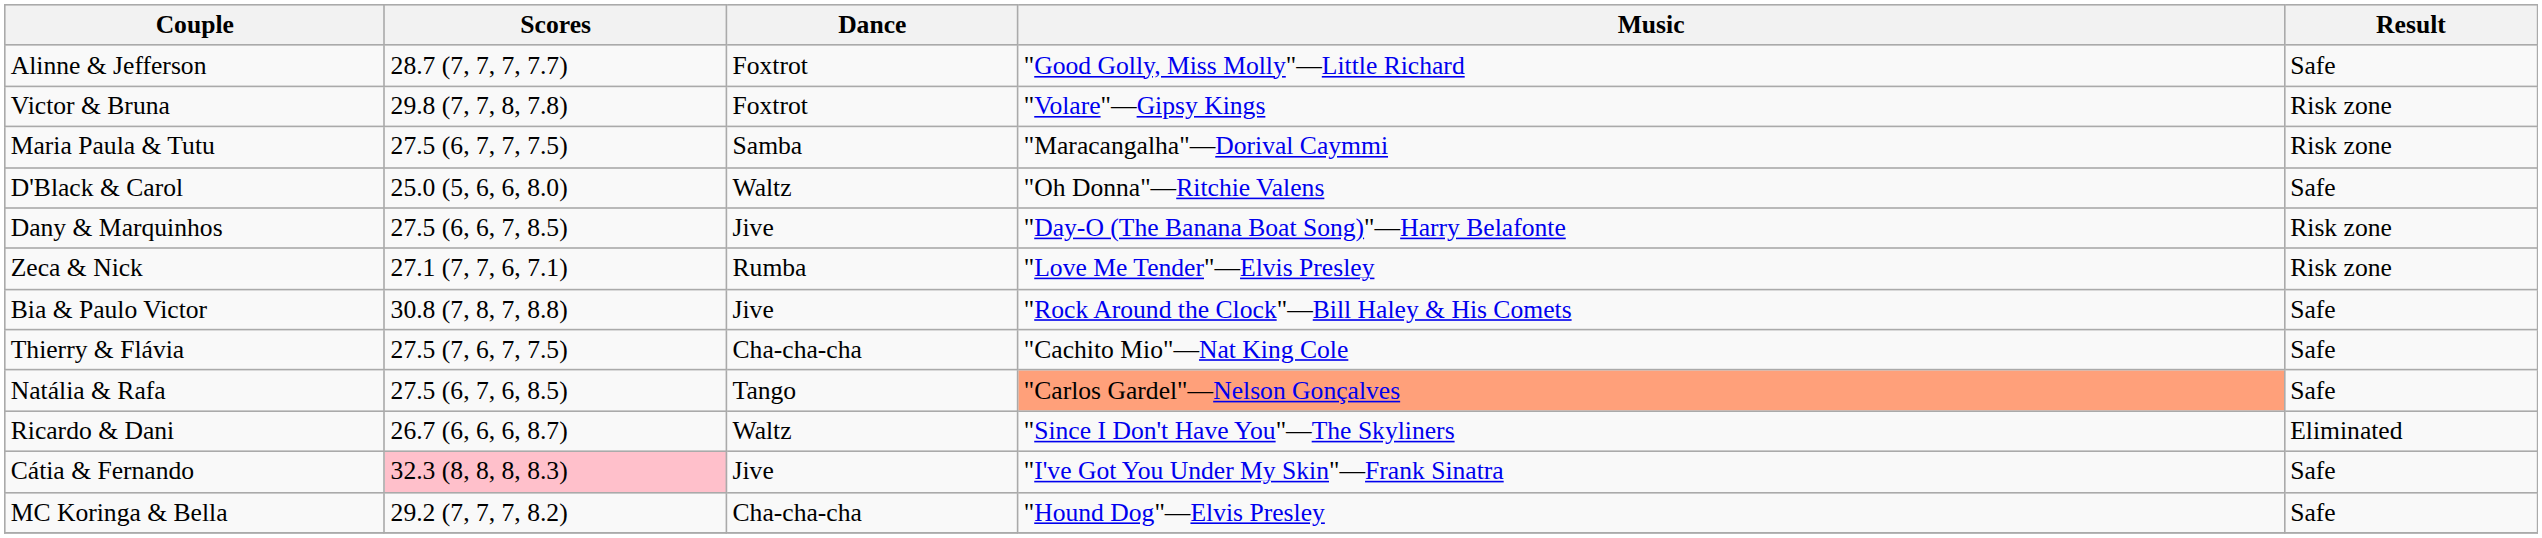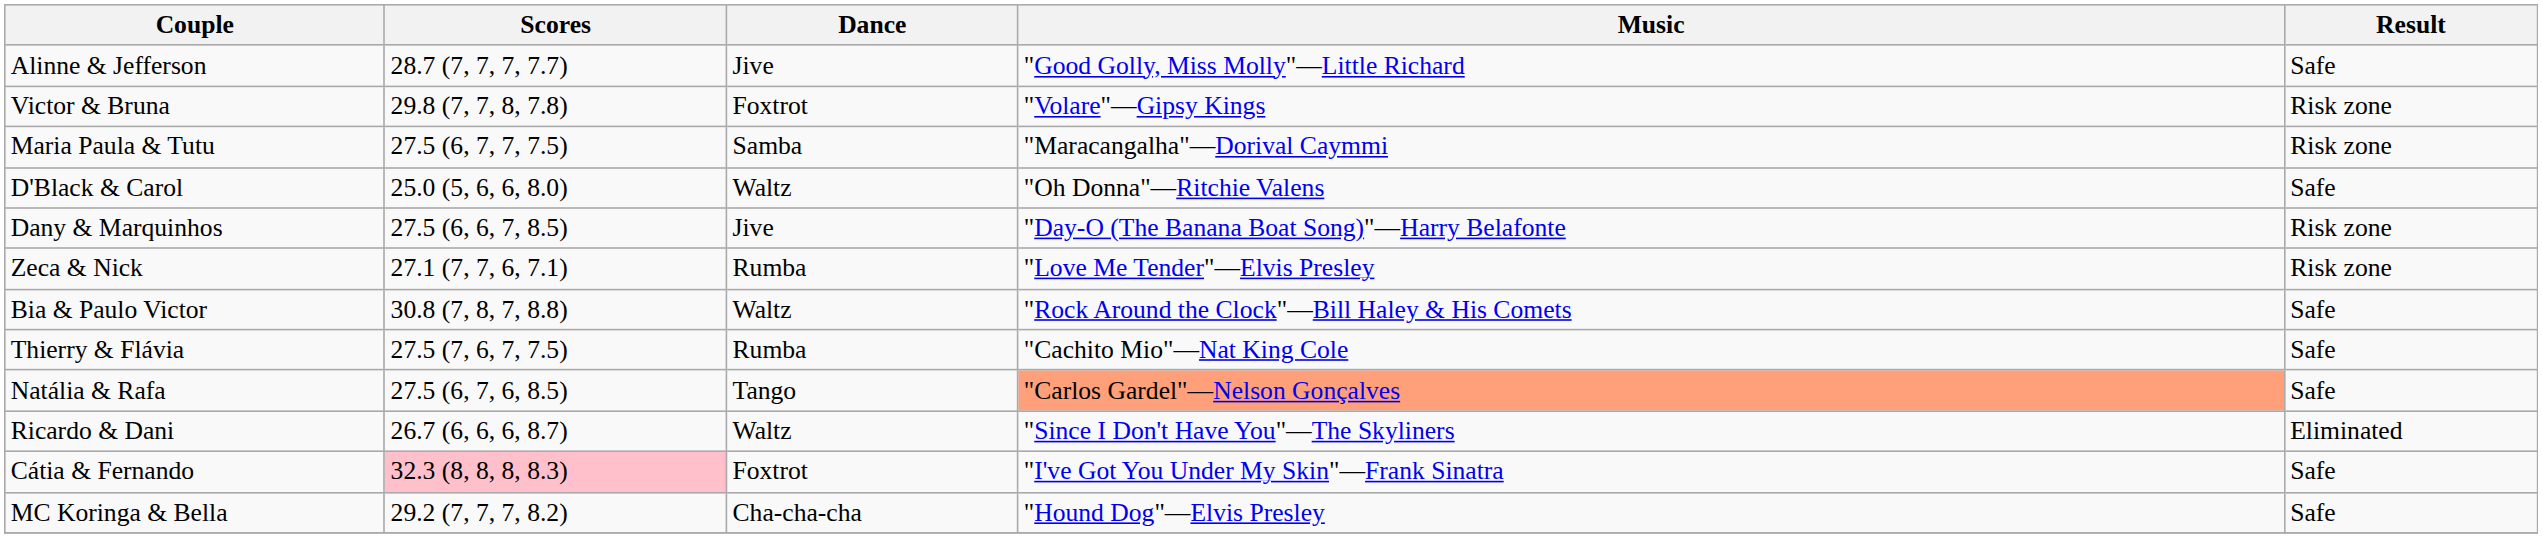(770, 65) Foxtrot -> (753, 65) Jive
(753, 308) Jive -> (762, 308) Waltz
(797, 349) Cha-cha-cha -> (770, 349) Rumba
(753, 471) Jive -> (770, 471) Foxtrot
